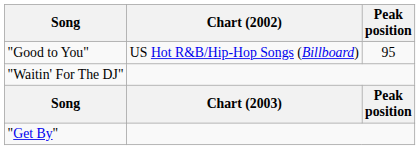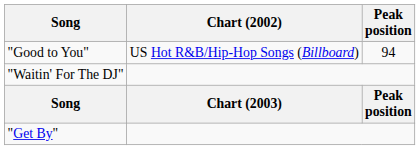(388, 52) 95 -> (388, 52) 94
